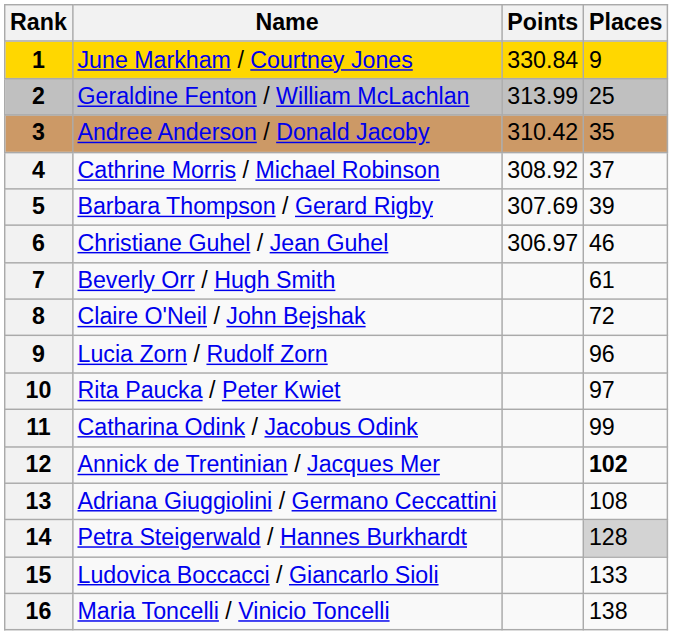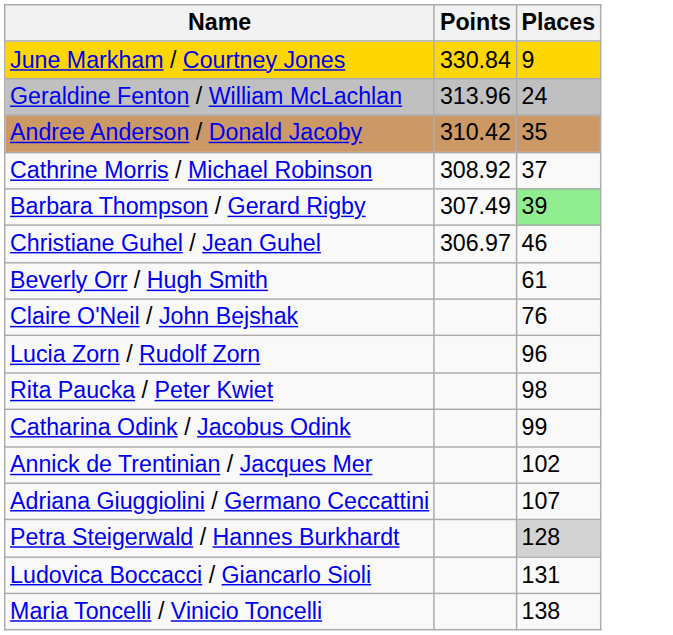- column: (38, 22)
(543, 96) 313.99 -> (475, 96) 313.96
(602, 96) 25 -> (534, 96) 24
(543, 206) 307.69 -> (475, 206) 307.49
(602, 206) no background -> (534, 206) lightgreen background
(602, 317) 72 -> (534, 317) 76
(602, 390) 97 -> (534, 390) 98
(608, 464) bold -> (541, 464) normal
(608, 501) 108 -> (541, 501) 107
(608, 574) 133 -> (541, 574) 131
